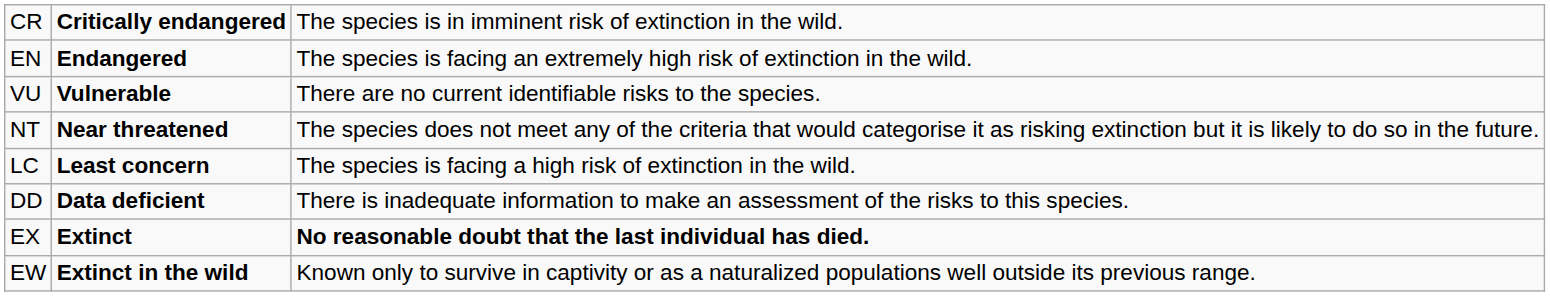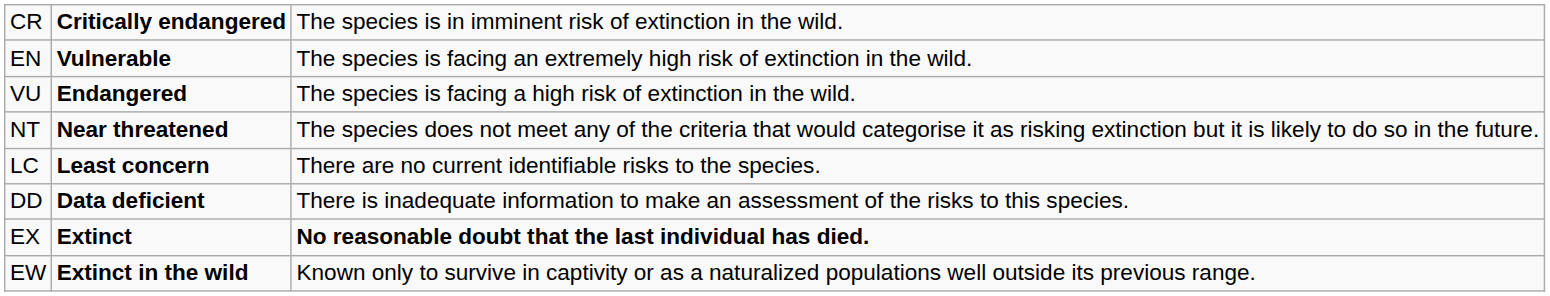(122, 58) Endangered -> (114, 58) Vulnerable
(114, 93) Vulnerable -> (122, 93) Endangered
(559, 93) There are no current identifiable risks to the species. -> (576, 93) The species is facing a high risk of extinction in the wild.
(576, 165) The species is facing a high risk of extinction in the wild. -> (559, 165) There are no current identifiable risks to the species.
